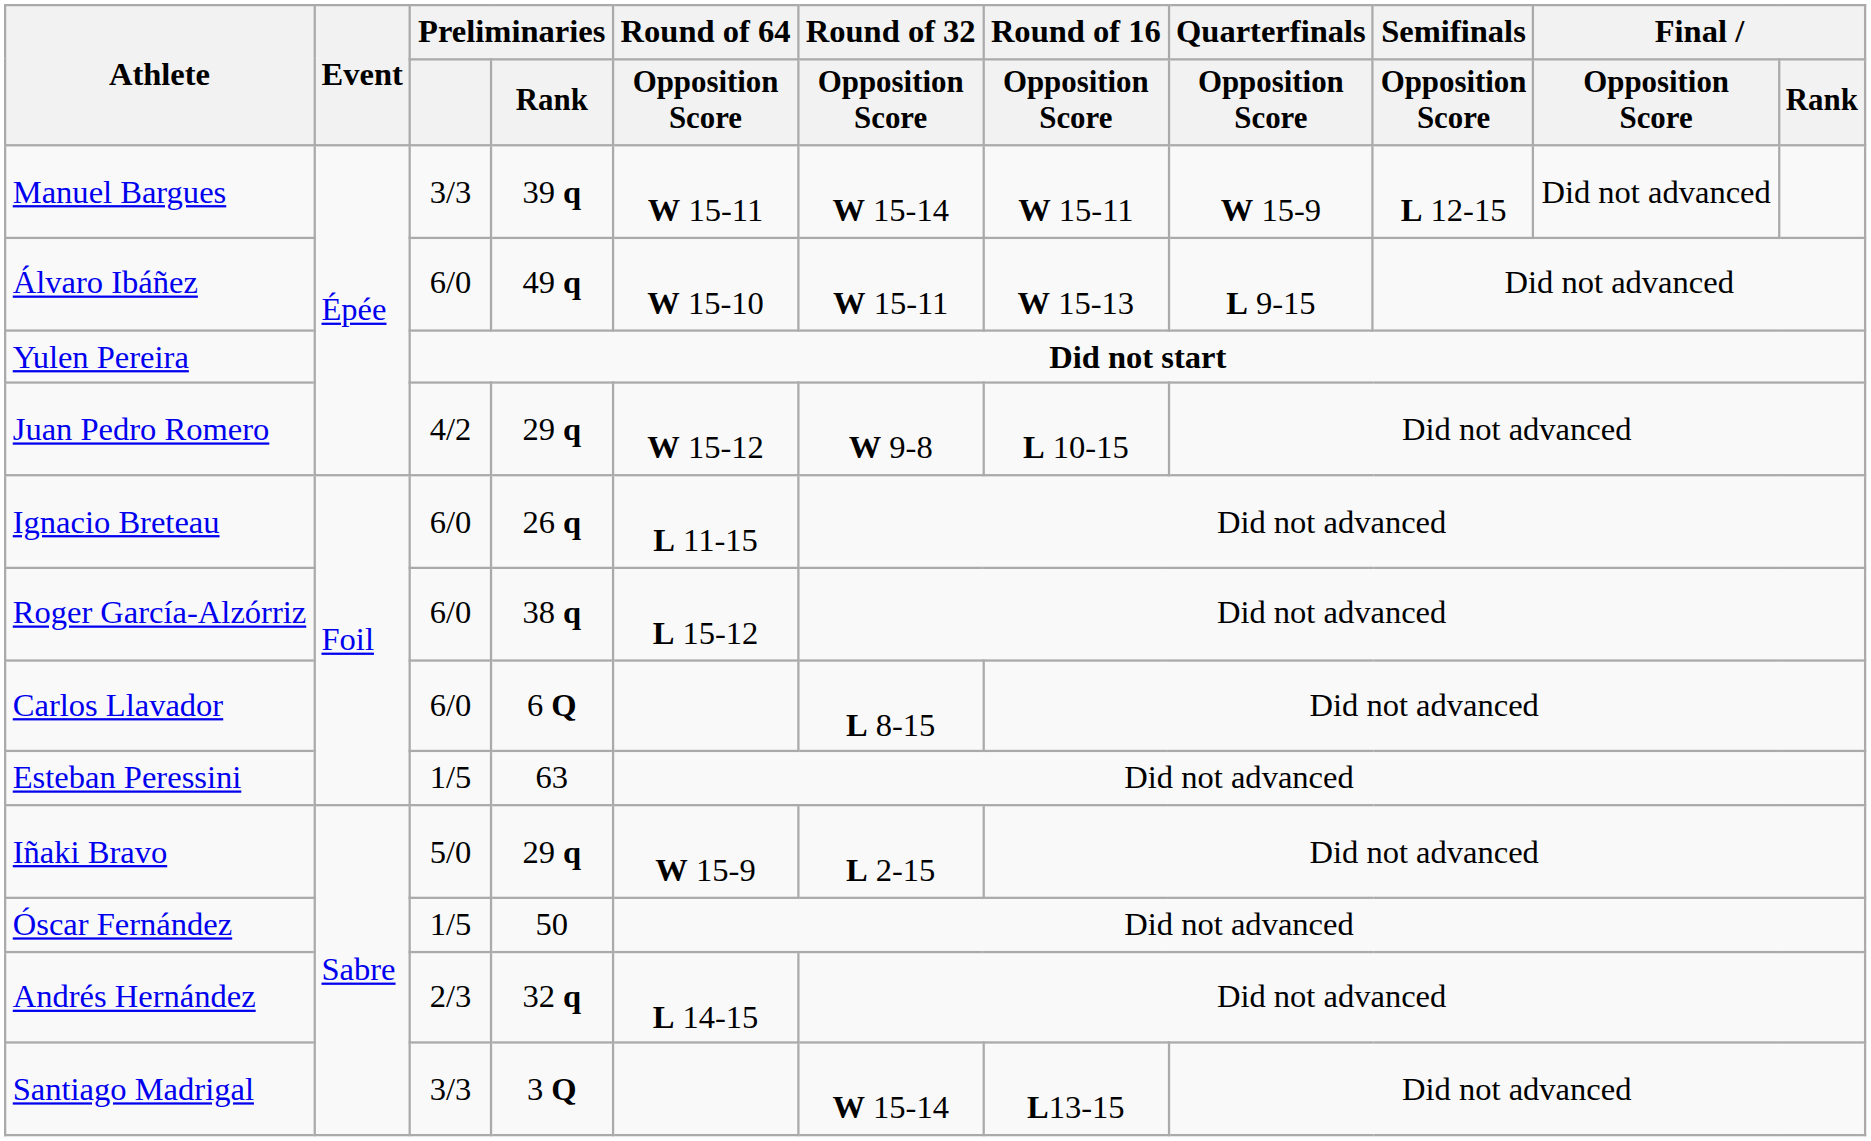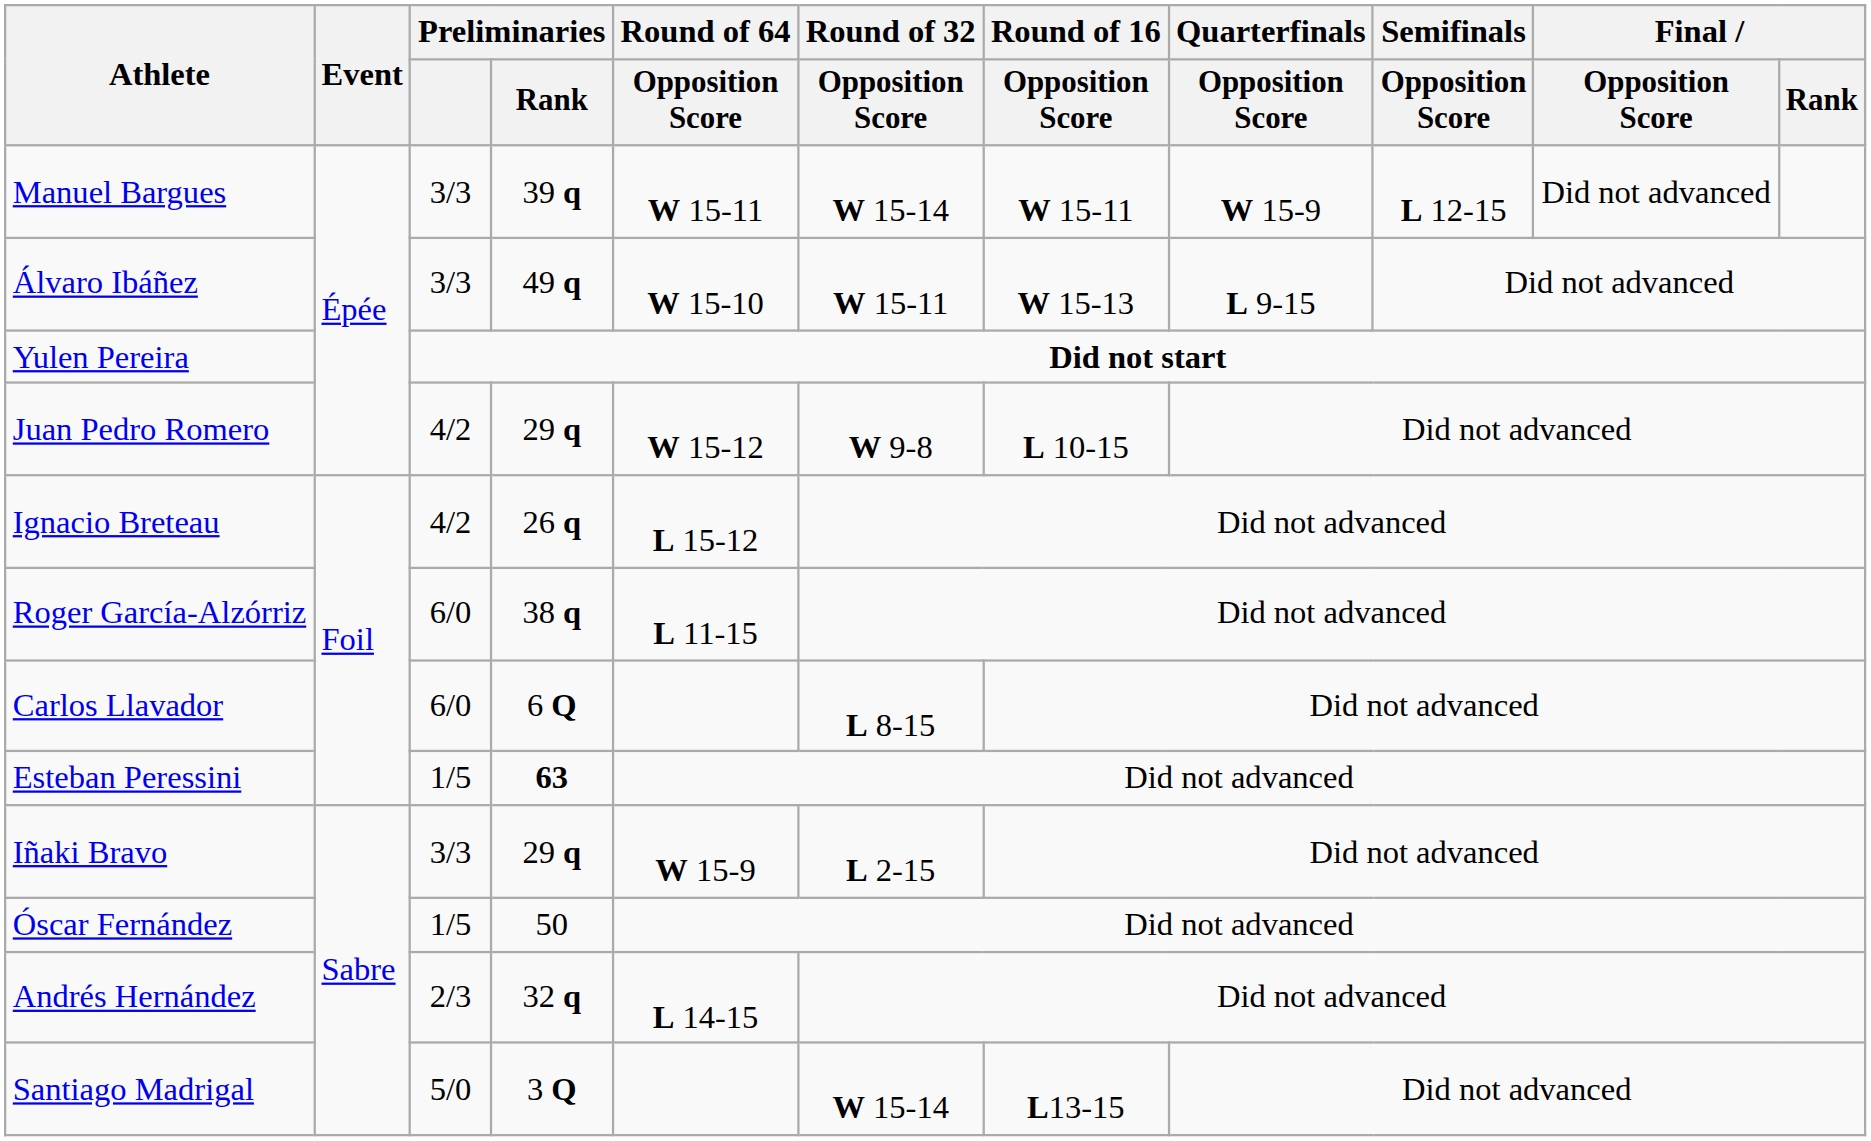(451, 283) 6/0 -> (451, 283) 3/3
(451, 521) 6/0 -> (451, 521) 4/2
(706, 540) L 11-15 -> (706, 540) L 15-12
(706, 632) L 15-12 -> (706, 632) L 11-15
(552, 778) normal -> (552, 778) bold
(451, 851) 5/0 -> (451, 851) 3/3
(451, 1089) 3/3 -> (451, 1089) 5/0
